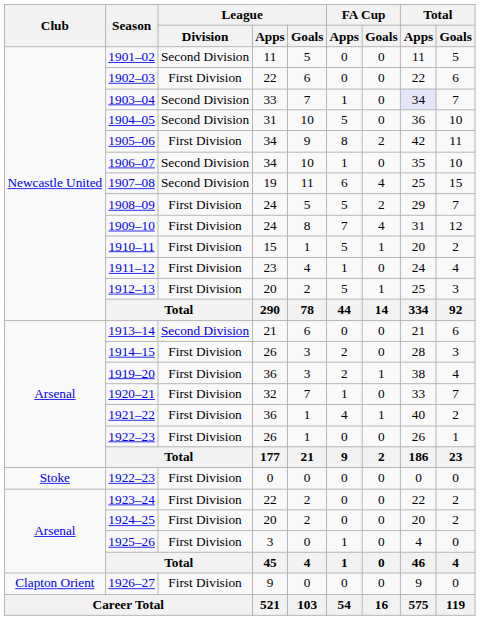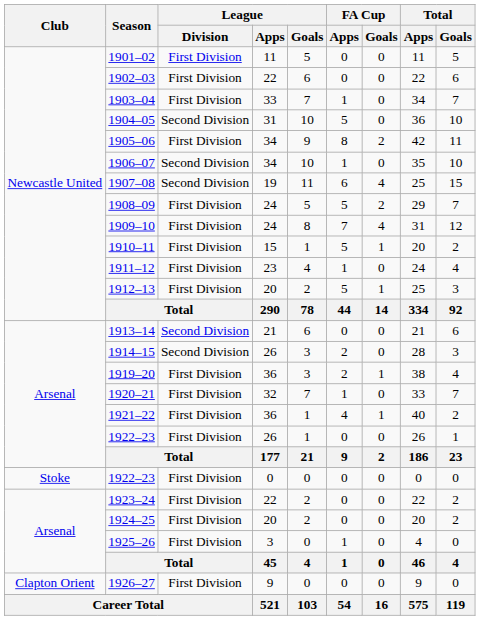(205, 57) Second Division -> (205, 57) First Division
(205, 99) Second Division -> (205, 99) First Division
(419, 99) lavender background -> (419, 99) no background
(205, 352) First Division -> (205, 352) Second Division
